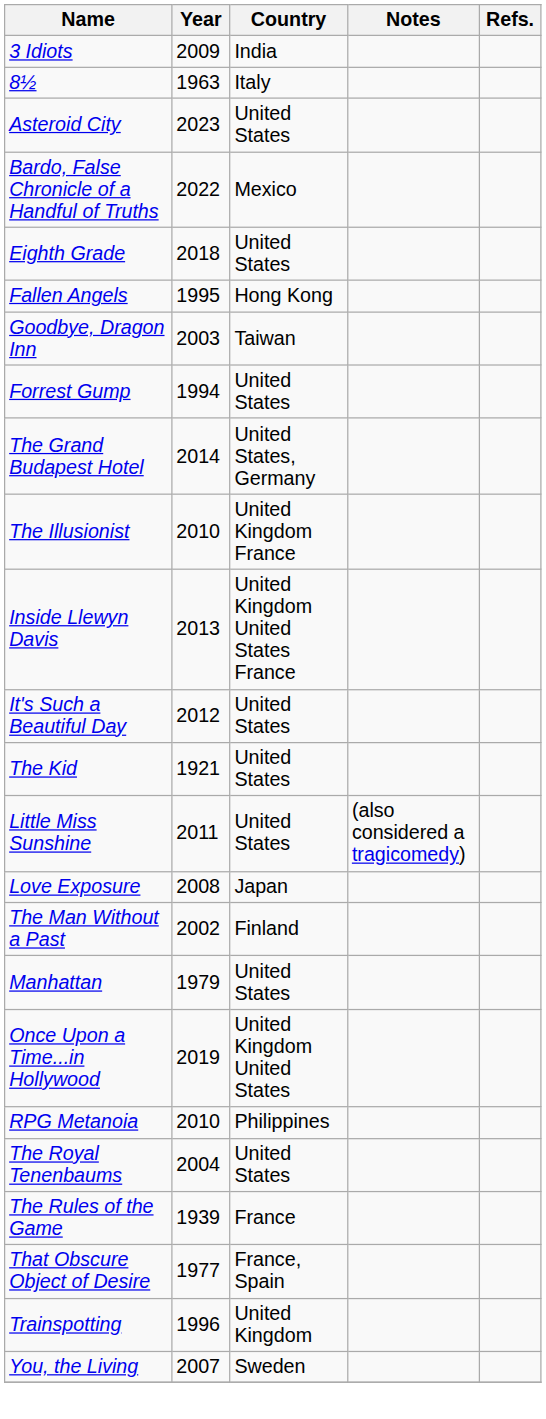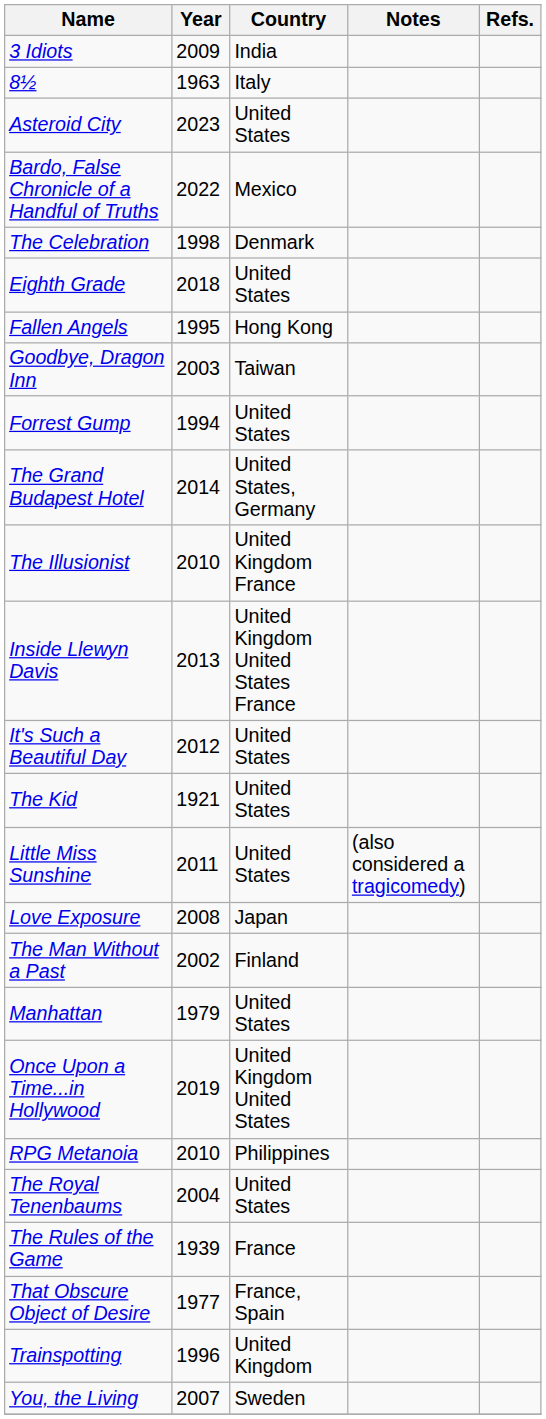+ row: (79, 242)
